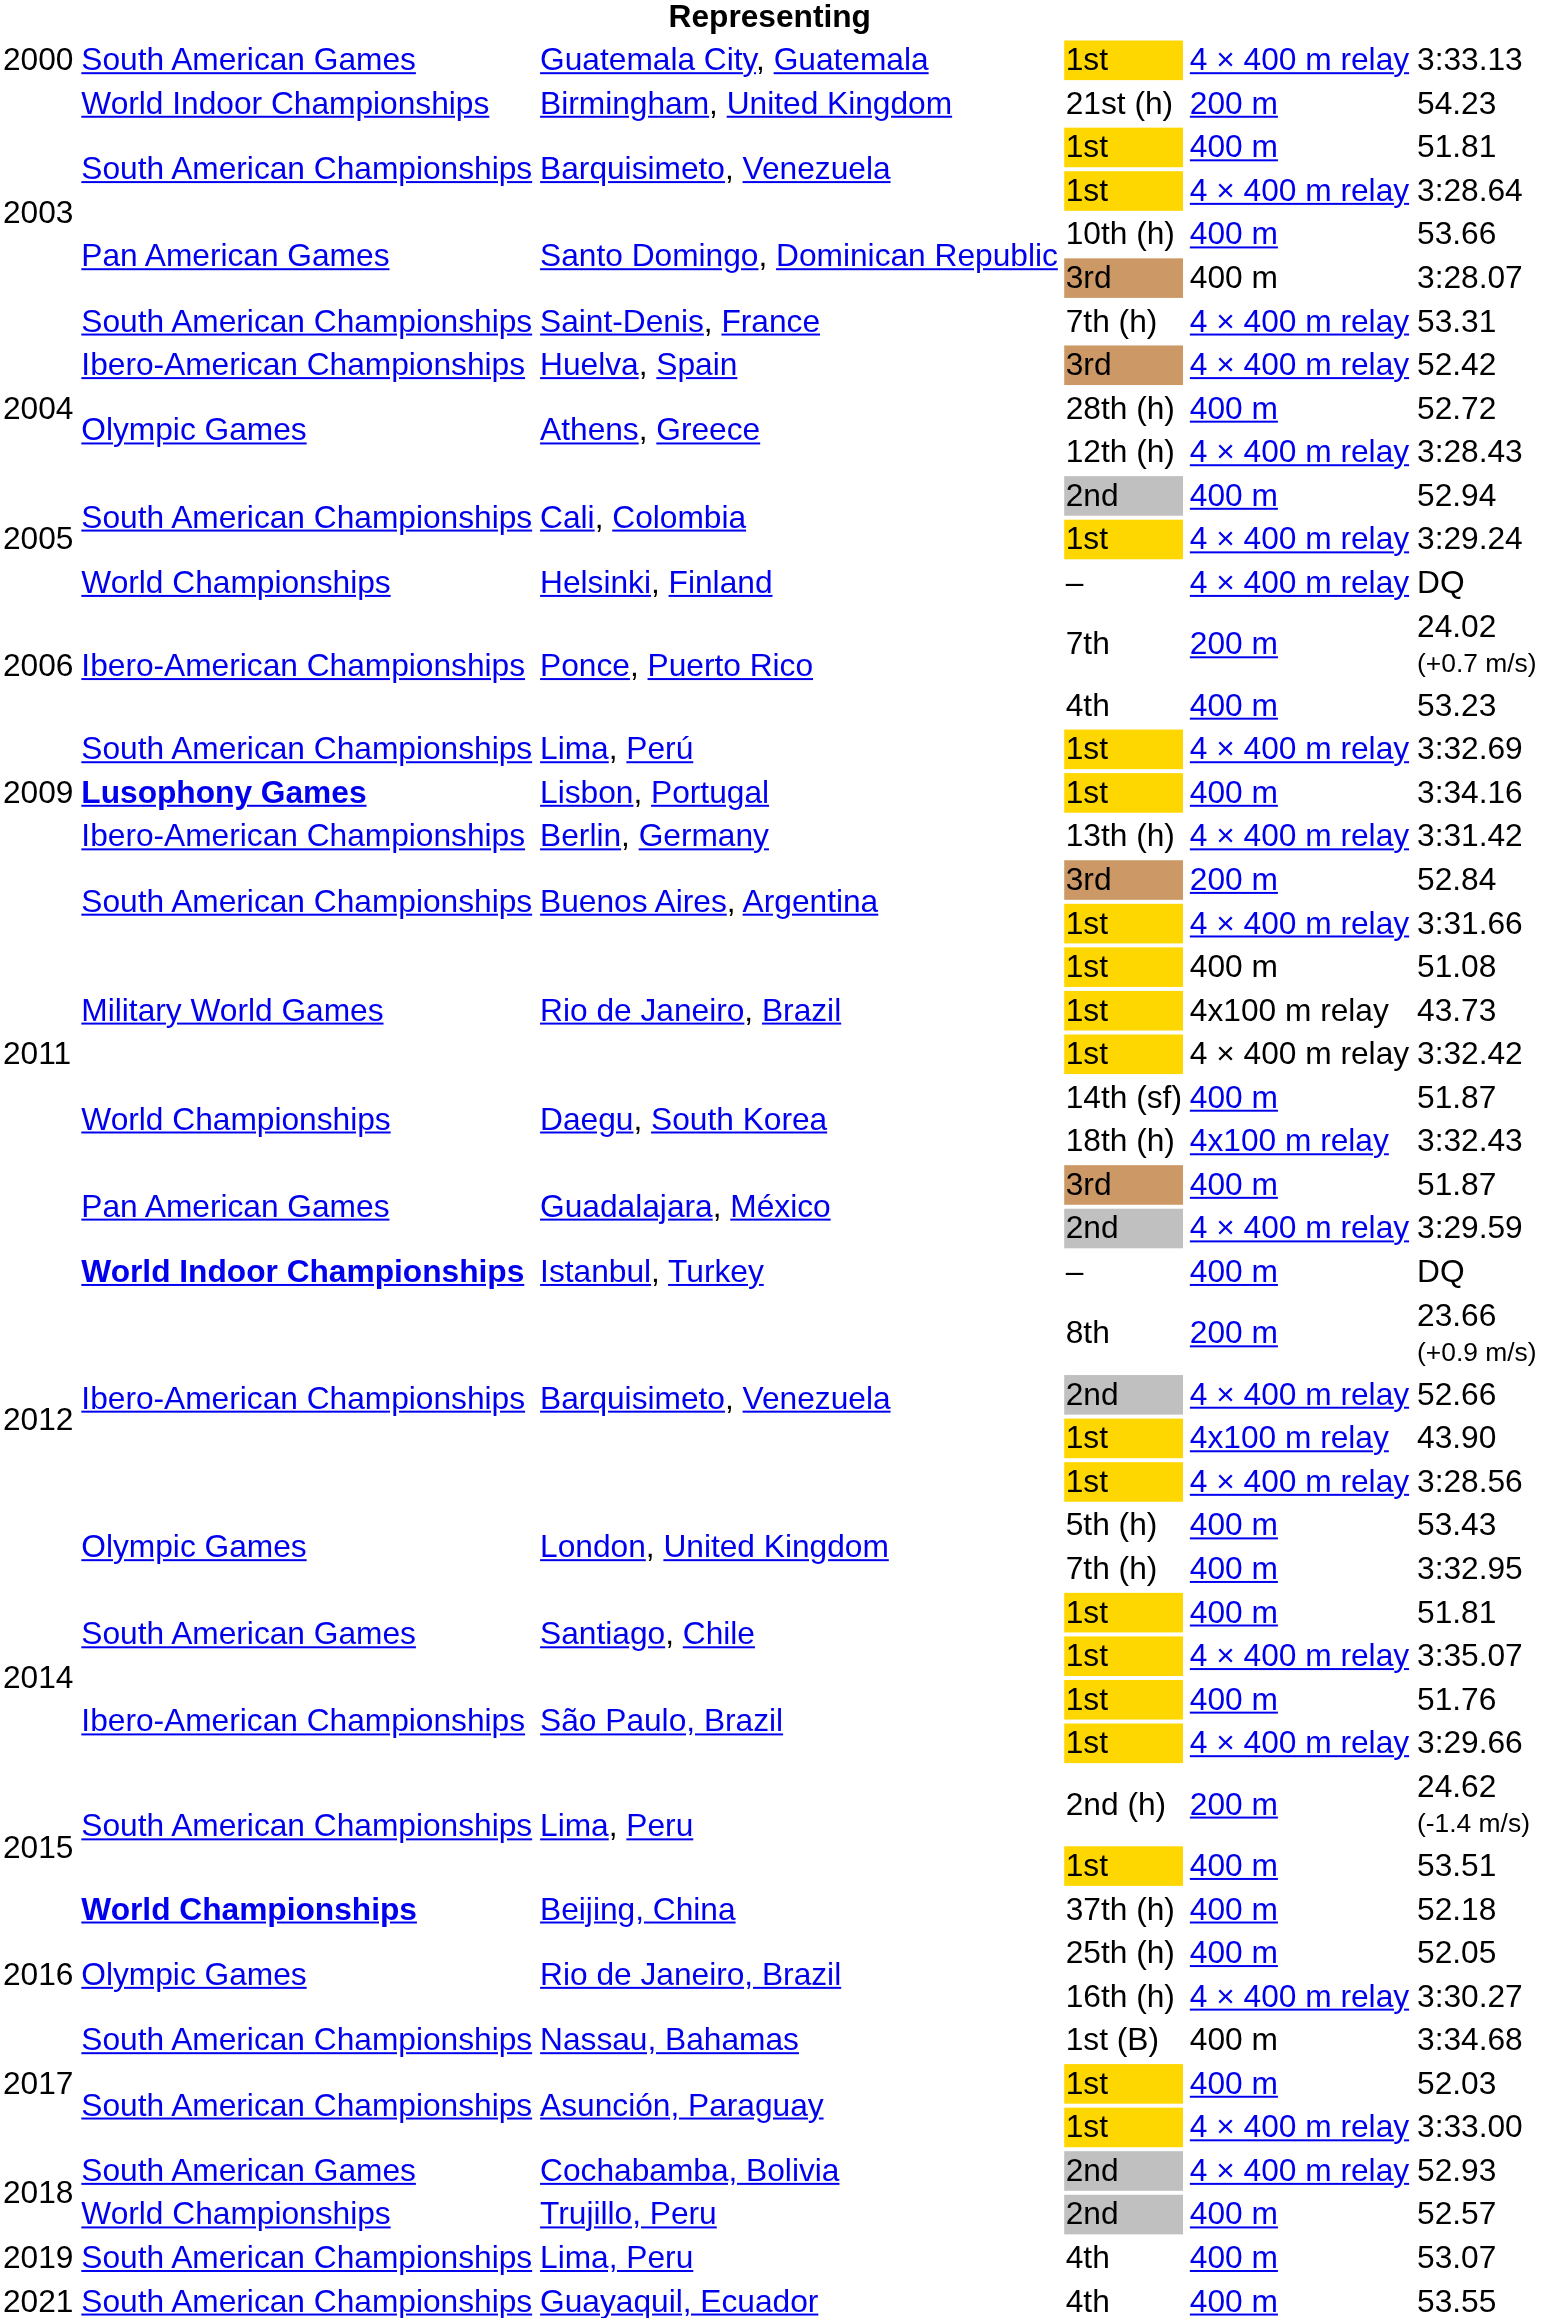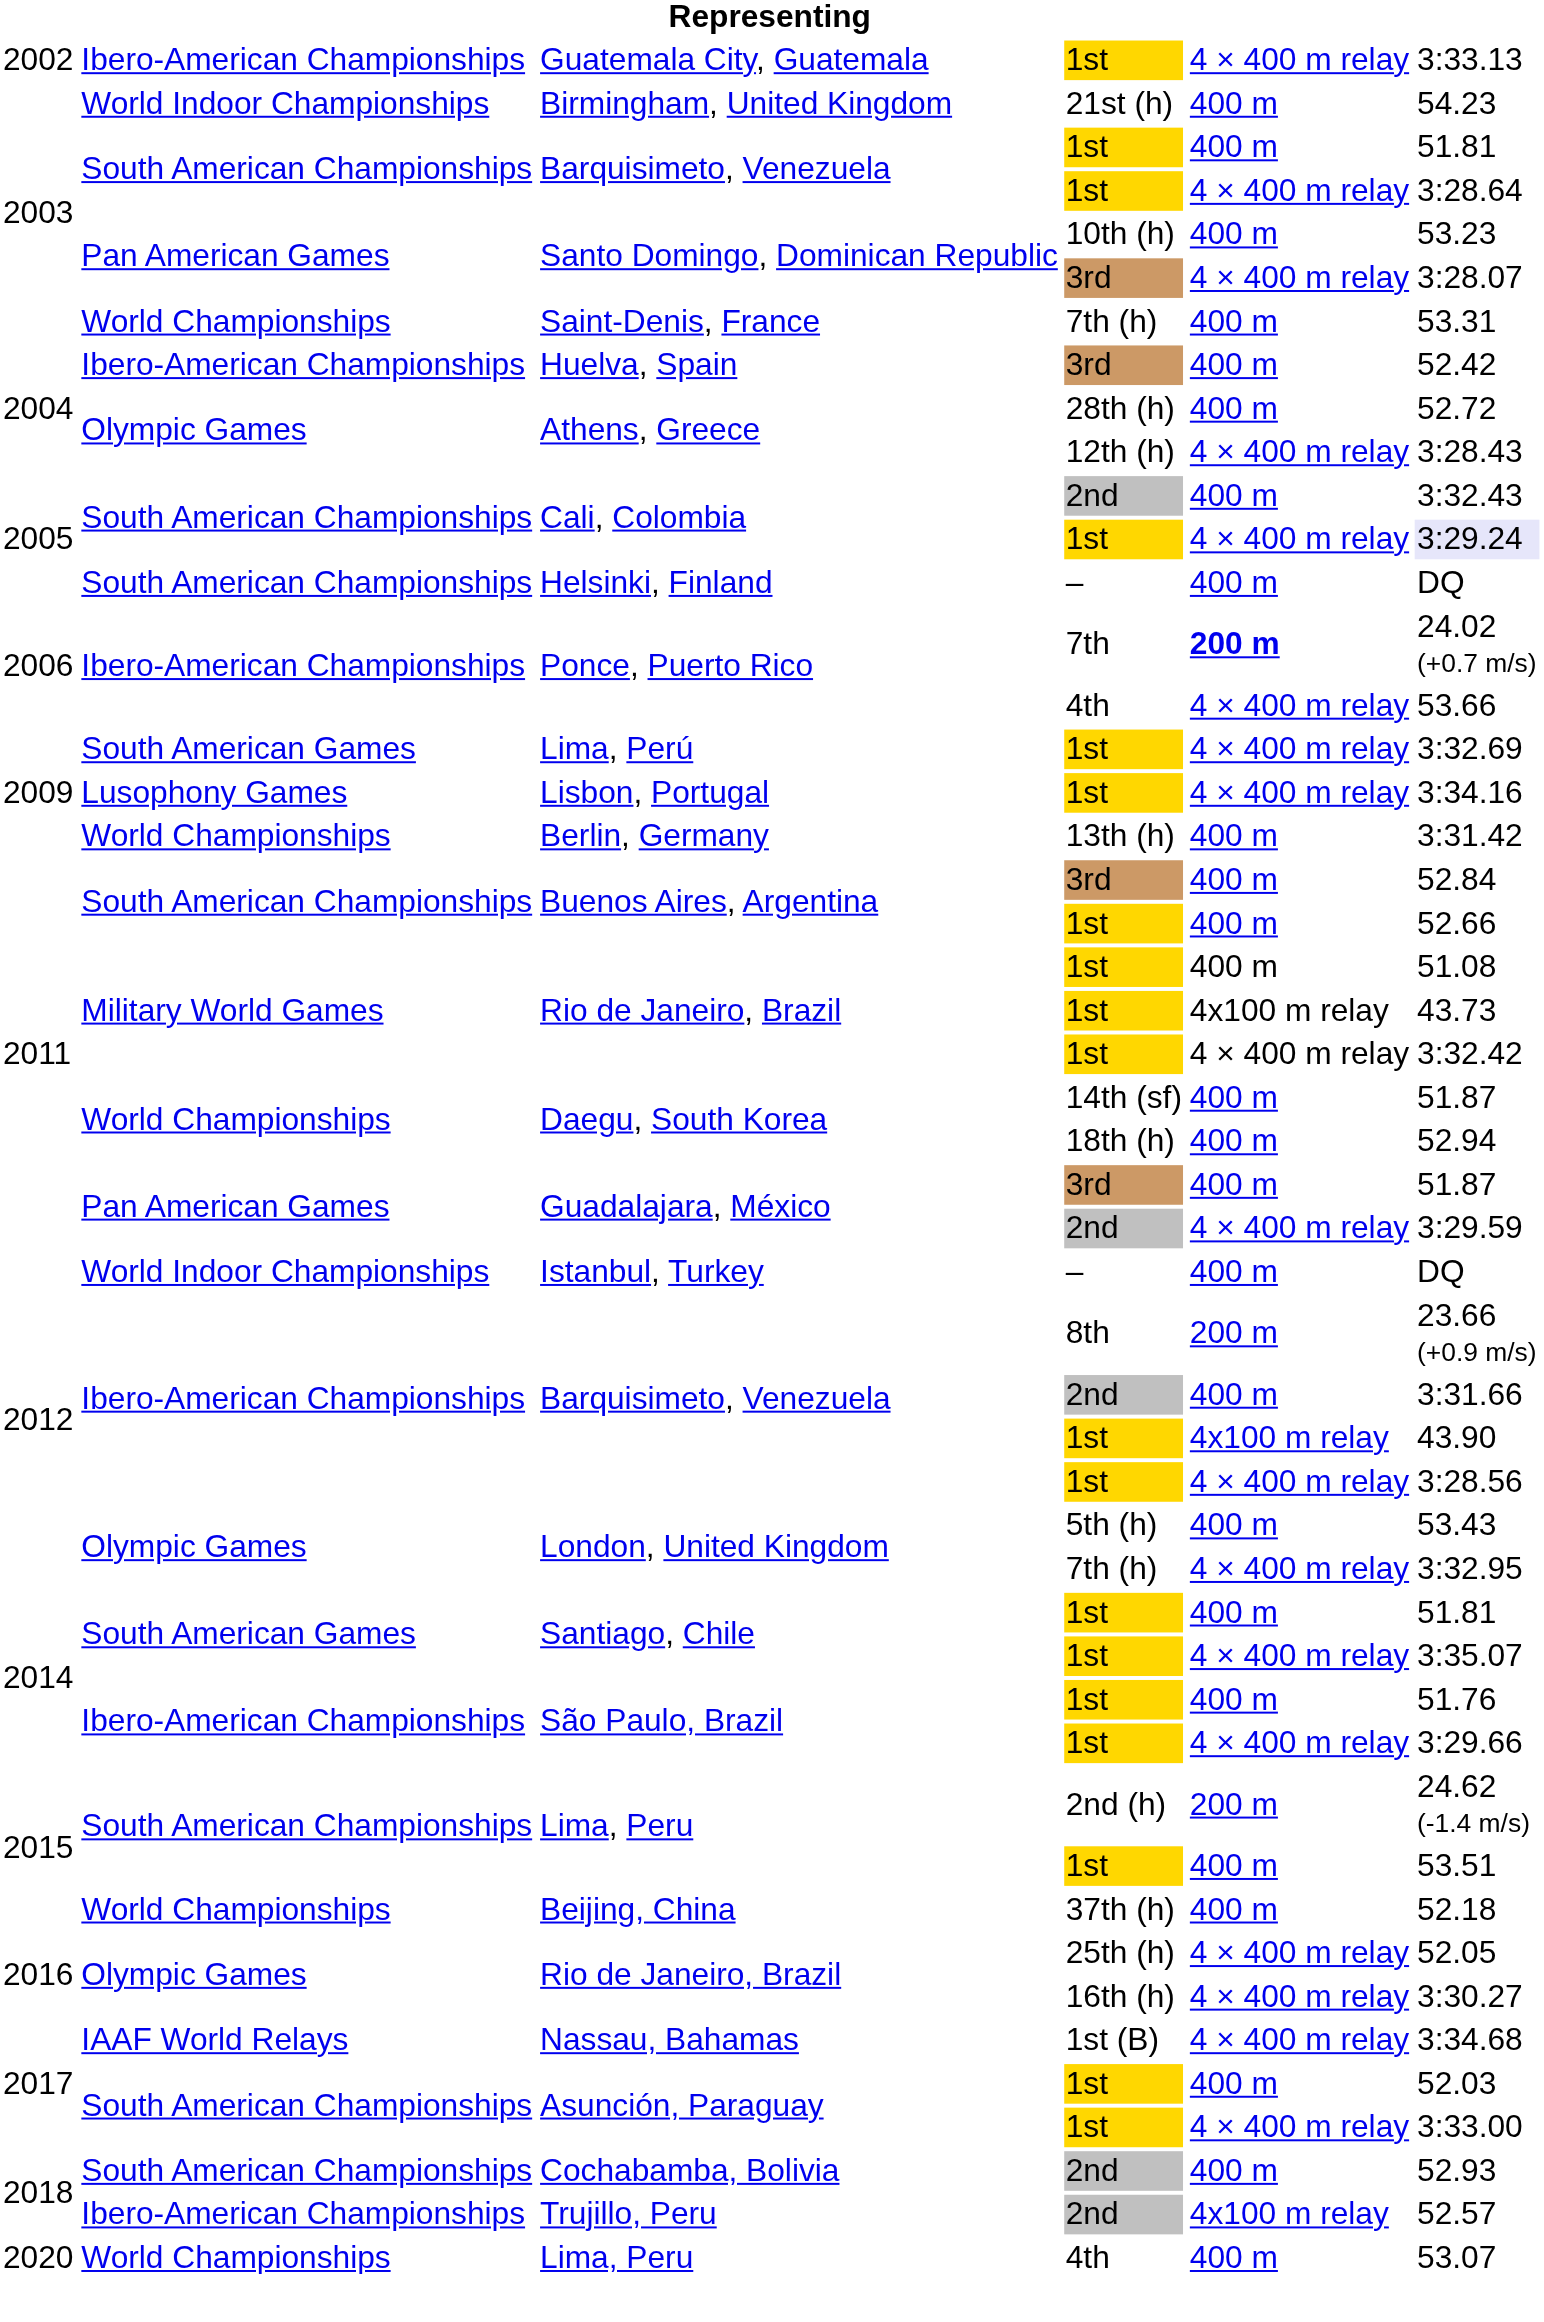(38, 59) 2000 -> (38, 59) 2002
(249, 59) South American Games -> (303, 59) Ibero-American Championships
(1234, 103) 200 m -> (1234, 103) 400 m
(1457, 234) 53.66 -> (1457, 234) 53.23
(1234, 277) 400 m -> (1299, 277) 4 × 400 m relay
(307, 321) South American Championships -> (236, 321) World Championships
(1299, 321) 4 × 400 m relay -> (1234, 321) 400 m
(1299, 364) 4 × 400 m relay -> (1234, 364) 400 m
(1457, 495) 52.94 -> (1470, 495) 3:32.43
(1470, 538) no background -> (1470, 538) lavender background
(236, 582) World Championships -> (307, 582) South American Championships
(1299, 582) 4 × 400 m relay -> (1234, 582) 400 m
(1234, 643) normal -> (1235, 643) bold
(1234, 705) 400 m -> (1299, 705) 4 × 400 m relay
(1457, 705) 53.23 -> (1457, 705) 53.66
(307, 748) South American Championships -> (249, 748) South American Games
(224, 792) bold -> (214, 792) normal
(1234, 792) 400 m -> (1299, 792) 4 × 400 m relay
(303, 835) Ibero-American Championships -> (236, 835) World Championships
(1299, 835) 4 × 400 m relay -> (1234, 835) 400 m
(1234, 879) 200 m -> (1234, 879) 400 m
(1299, 923) 4 × 400 m relay -> (1234, 923) 400 m
(1470, 923) 3:31.66 -> (1457, 923) 52.66
(1289, 1140) 4x100 m relay -> (1234, 1140) 400 m
(1470, 1140) 3:32.43 -> (1457, 1140) 52.94
(303, 1271) bold -> (285, 1271) normal
(1299, 1394) 4 × 400 m relay -> (1234, 1394) 400 m
(1457, 1394) 52.66 -> (1470, 1394) 3:31.66
(1234, 1568) 400 m -> (1299, 1568) 4 × 400 m relay
(249, 1909) bold -> (236, 1909) normal
(1234, 1952) 400 m -> (1299, 1952) 4 × 400 m relay
(307, 2039) South American Championships -> (215, 2039) IAAF World Relays
(1234, 2039) 400 m -> (1299, 2039) 4 × 400 m relay
(249, 2170) South American Games -> (307, 2170) South American Championships
(1299, 2170) 4 × 400 m relay -> (1234, 2170) 400 m
(236, 2214) World Championships -> (303, 2214) Ibero-American Championships
(1234, 2214) 400 m -> (1289, 2214) 4x100 m relay
(38, 2257) 2019 -> (38, 2257) 2020
(307, 2257) South American Championships -> (236, 2257) World Championships
- row: (679, 2301)
